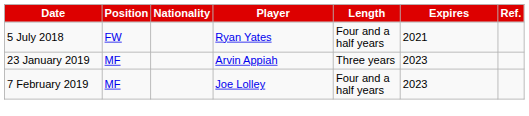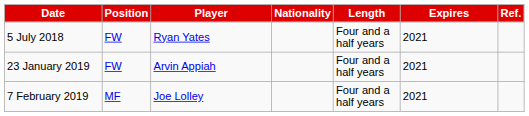columns swapped: (182, 14) <-> (273, 14)
(113, 61) MF -> (113, 67) FW
(366, 61) Three years -> (363, 67) Four and a half years
(415, 61) 2023 -> (415, 67) 2021
(415, 85) 2023 -> (415, 97) 2021
